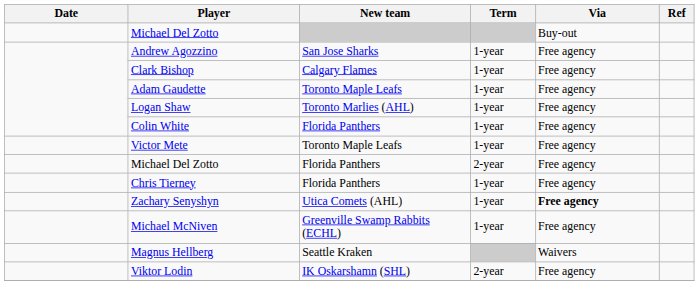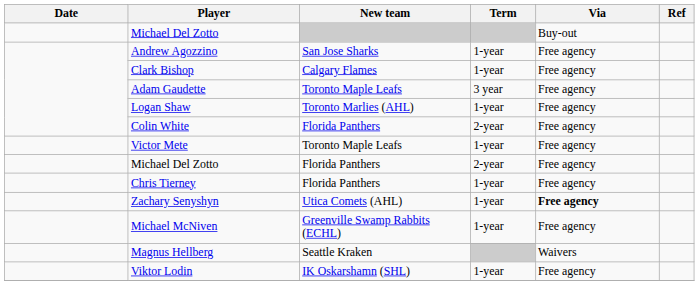(489, 88) 1-year -> (488, 88) 3 year
(489, 126) 1-year -> (489, 126) 2-year
(489, 271) 2-year -> (489, 271) 1-year
